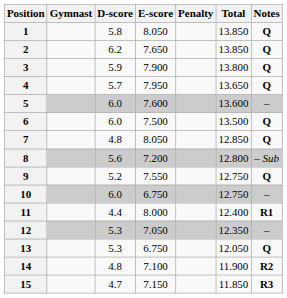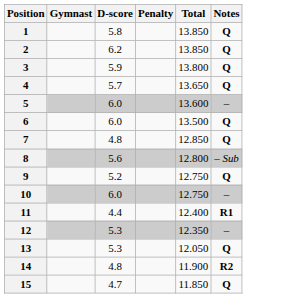- column: (156, 13)
(267, 284) R3 -> (227, 284) Q
